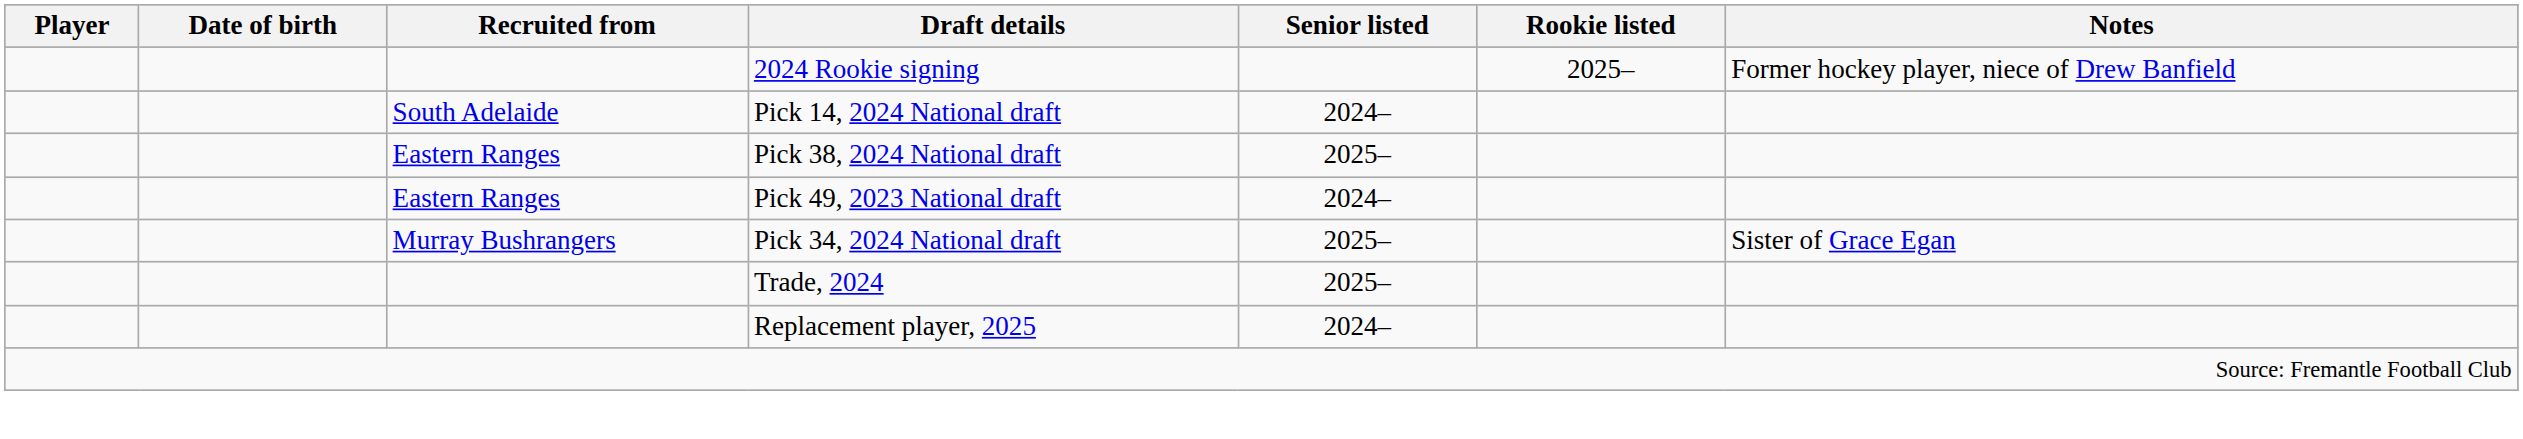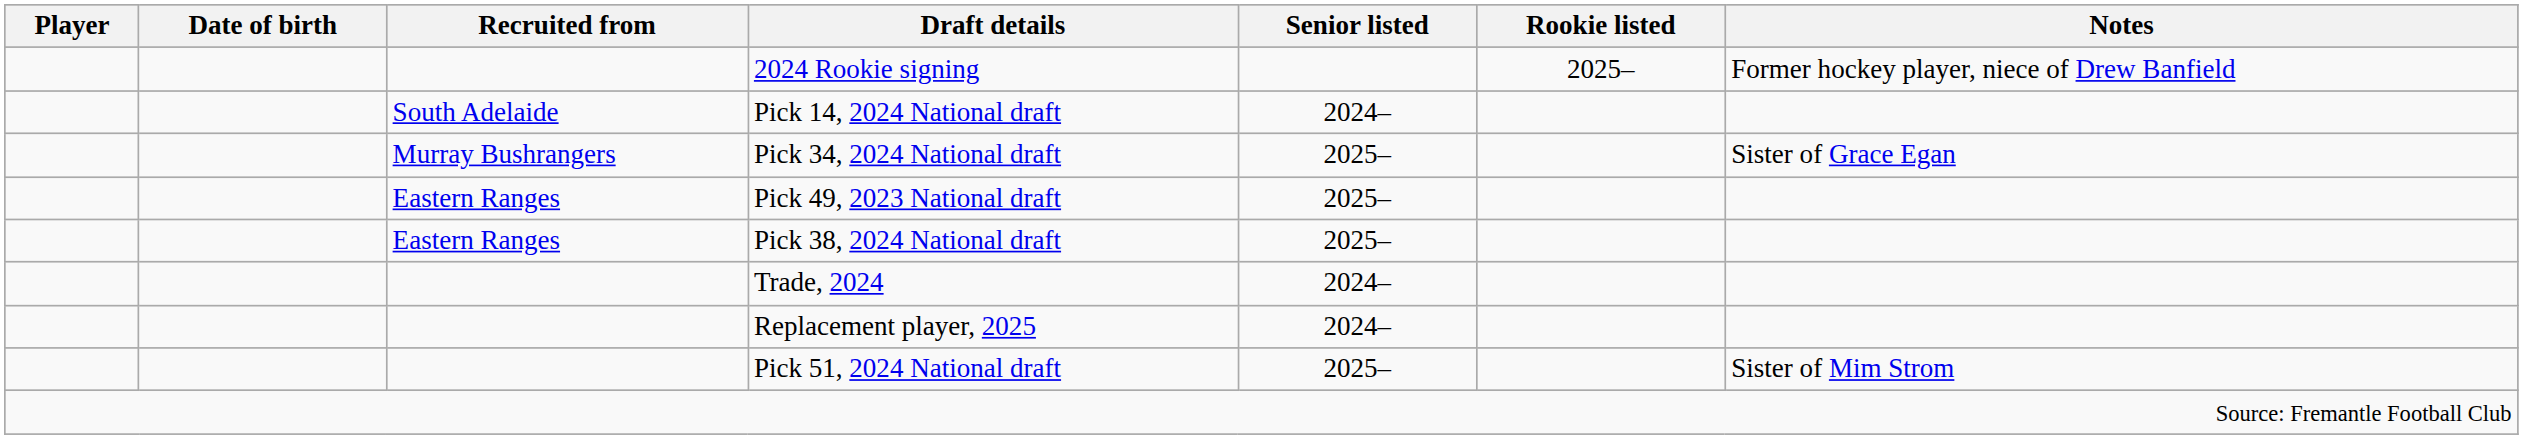rows swapped: (907, 240) <-> (907, 154)
(1357, 197) 2024– -> (1357, 197) 2025–
(1357, 283) 2025– -> (1357, 283) 2024–
+ row: (907, 369)
